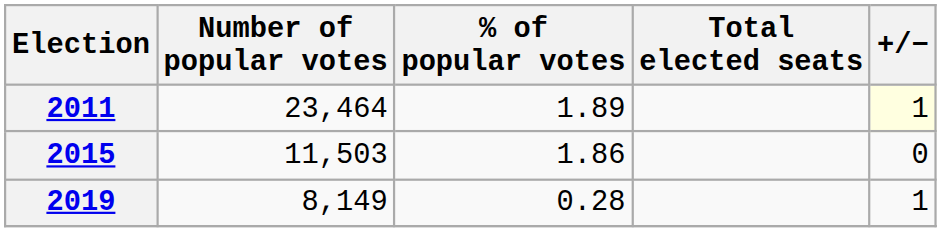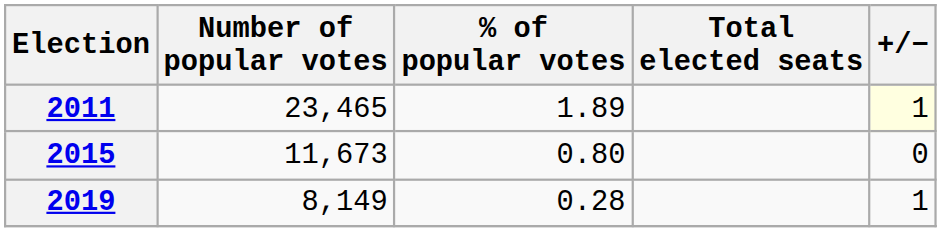(336, 108) 23,464 -> (336, 108) 23,465
(336, 155) 11,503 -> (336, 155) 11,673
(591, 155) 1.86 -> (591, 155) 0.80
